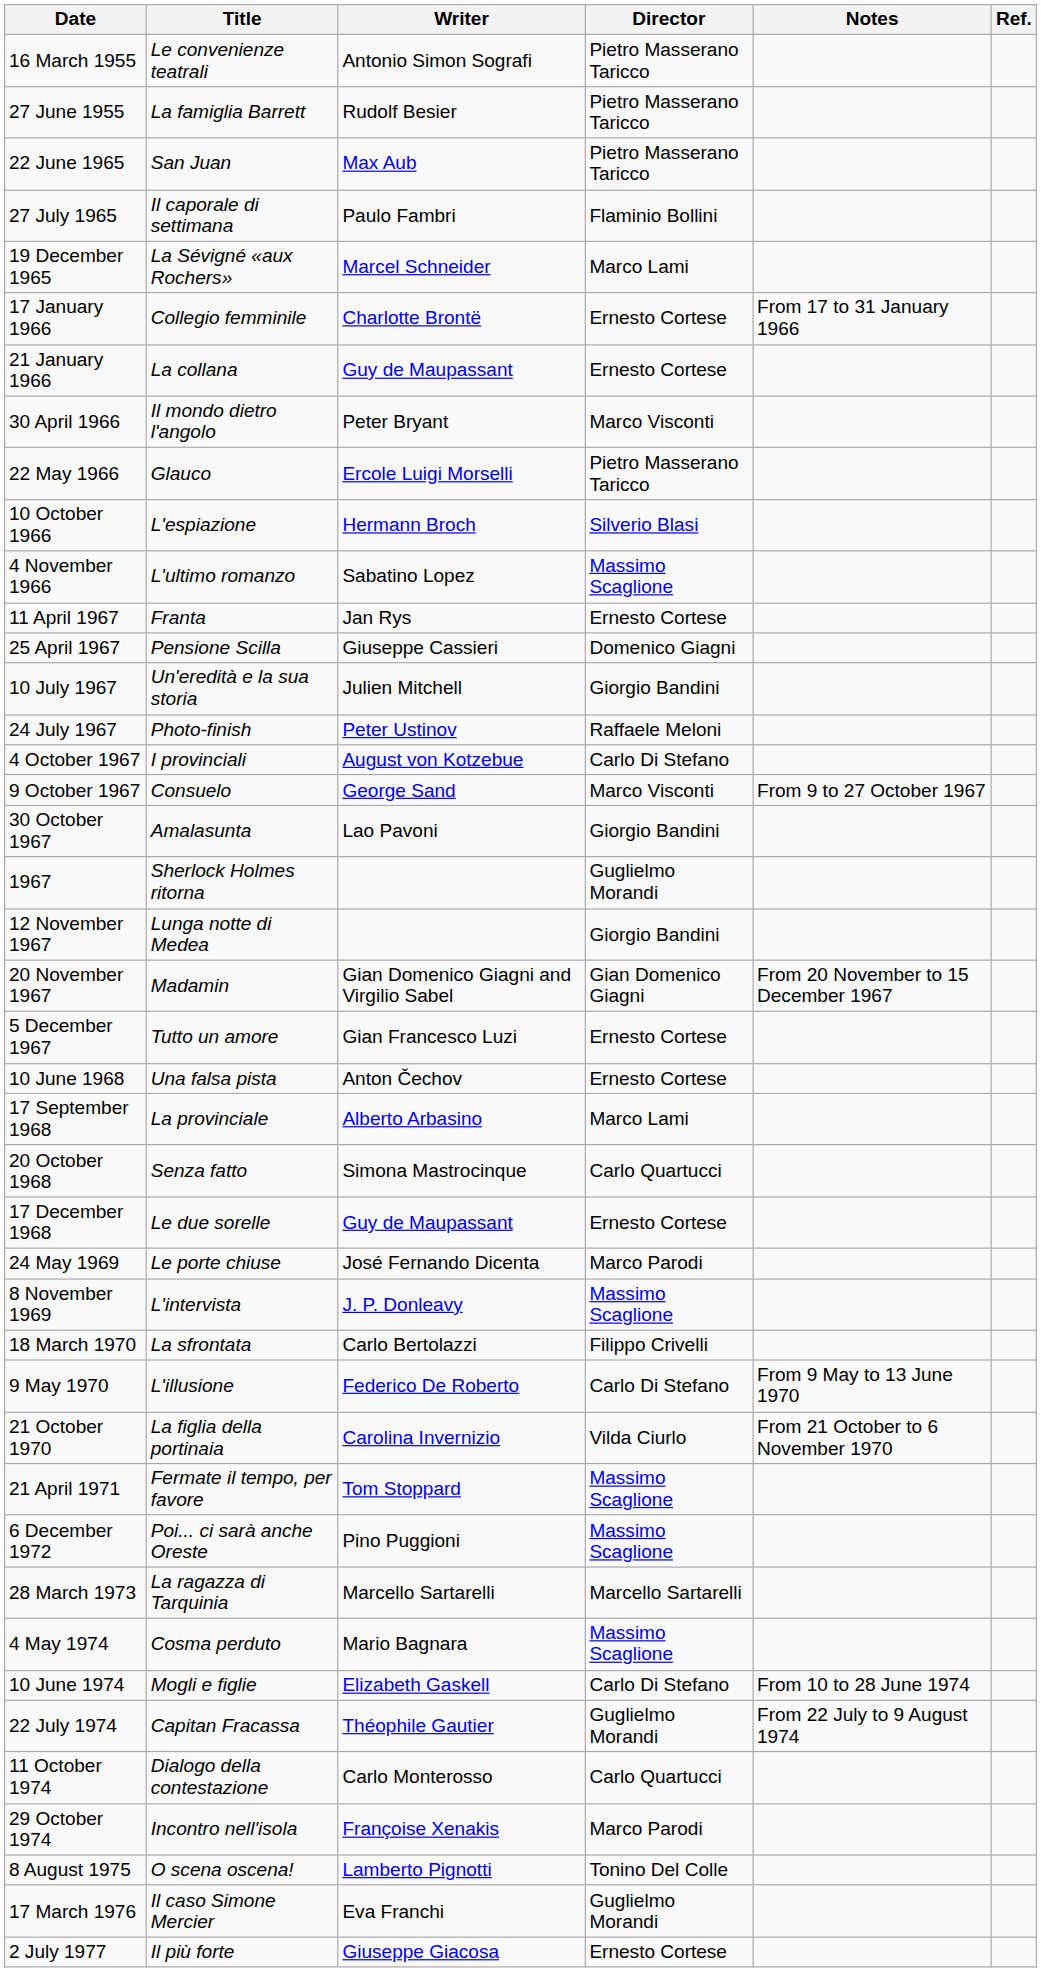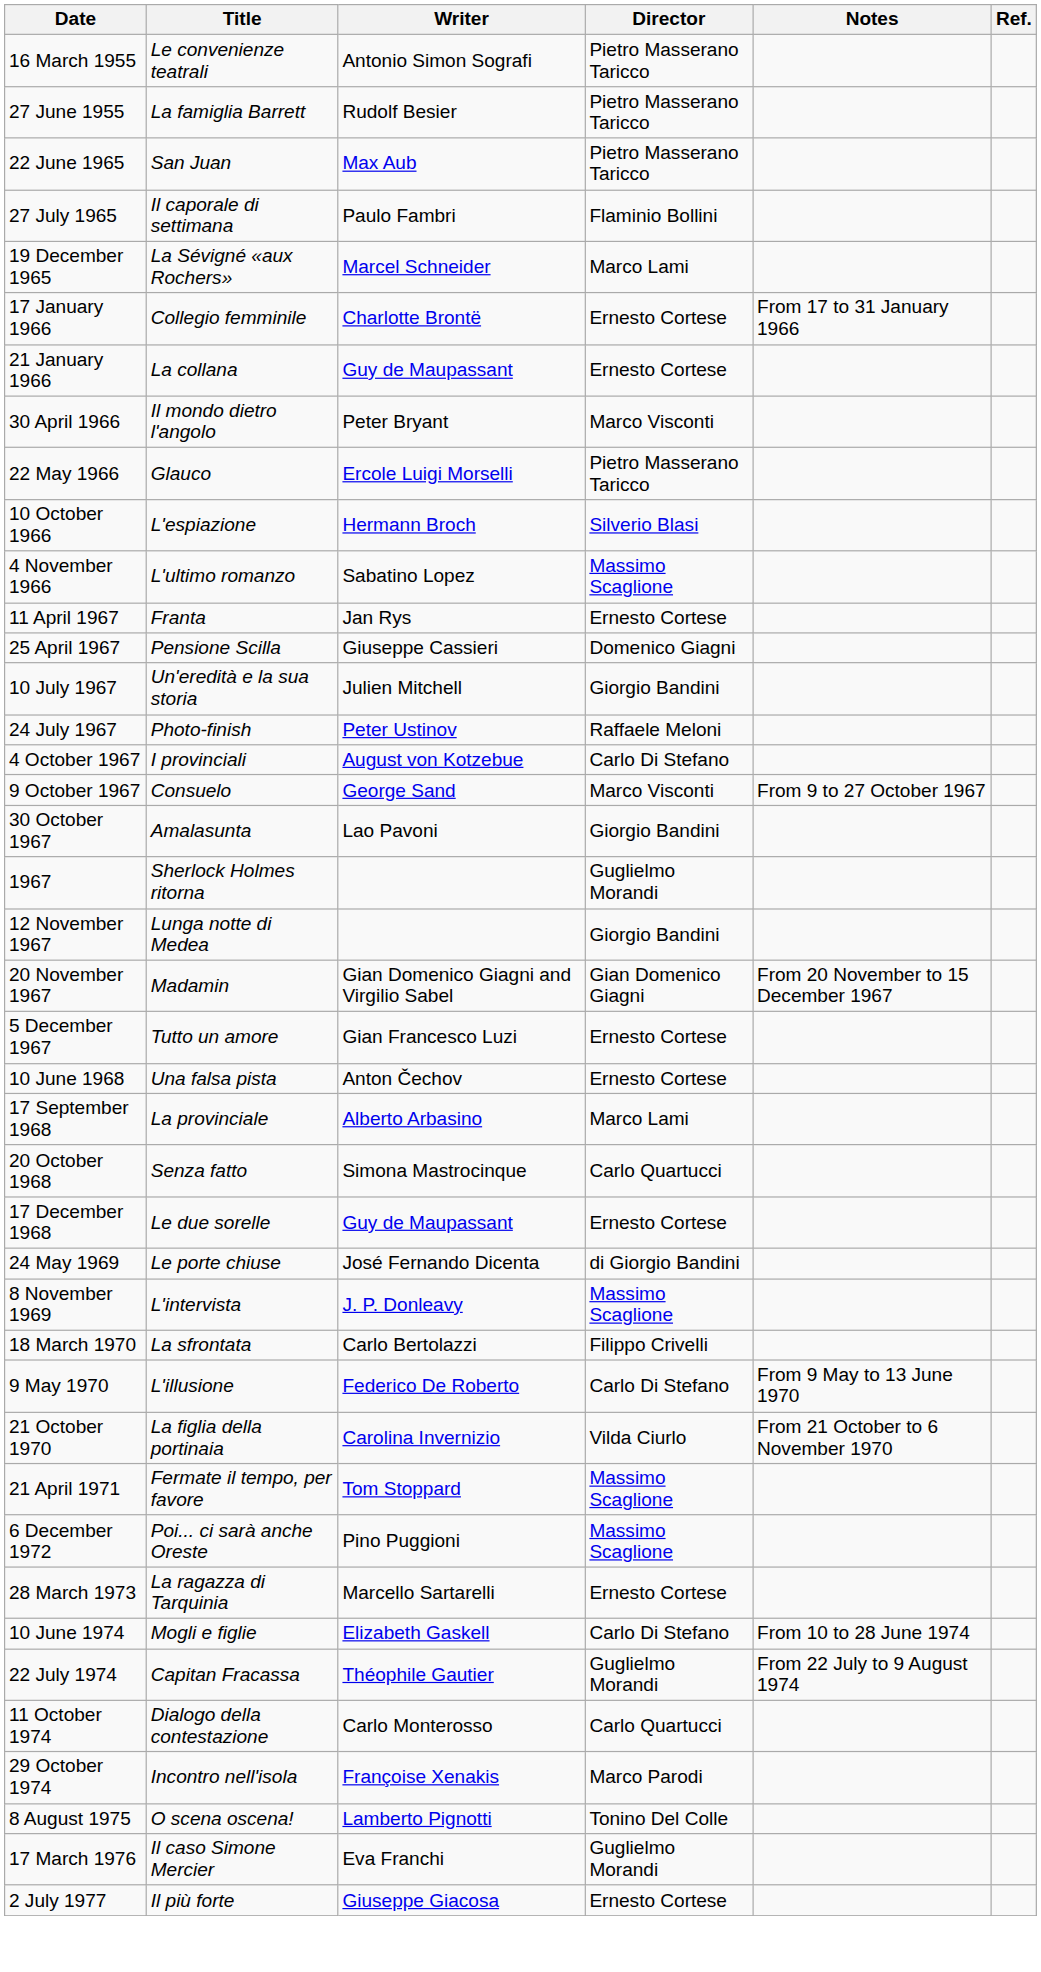(646, 1263) Marco Parodi -> (665, 1263) di Giorgio Bandini
(666, 1592) Marcello Sartarelli -> (658, 1592) Ernesto Cortese
- row: (59, 1644)
